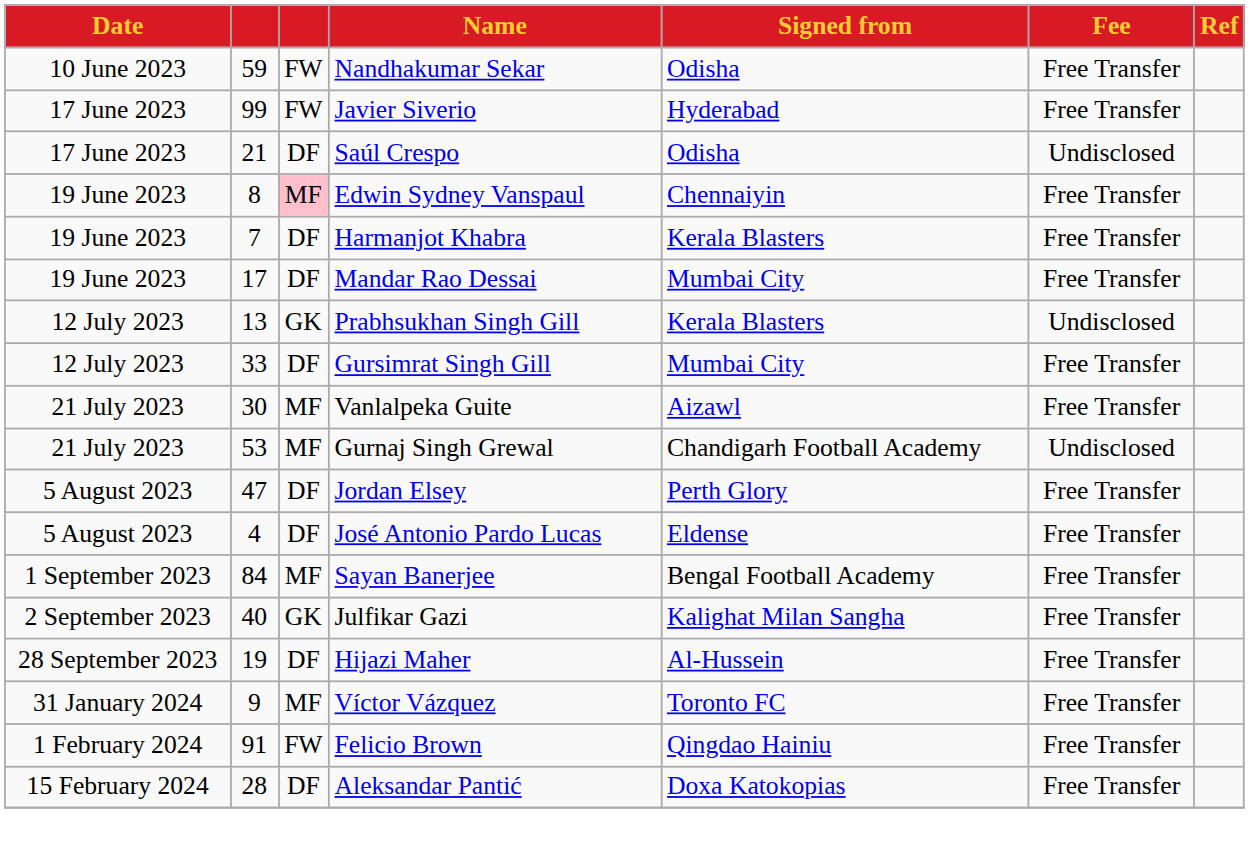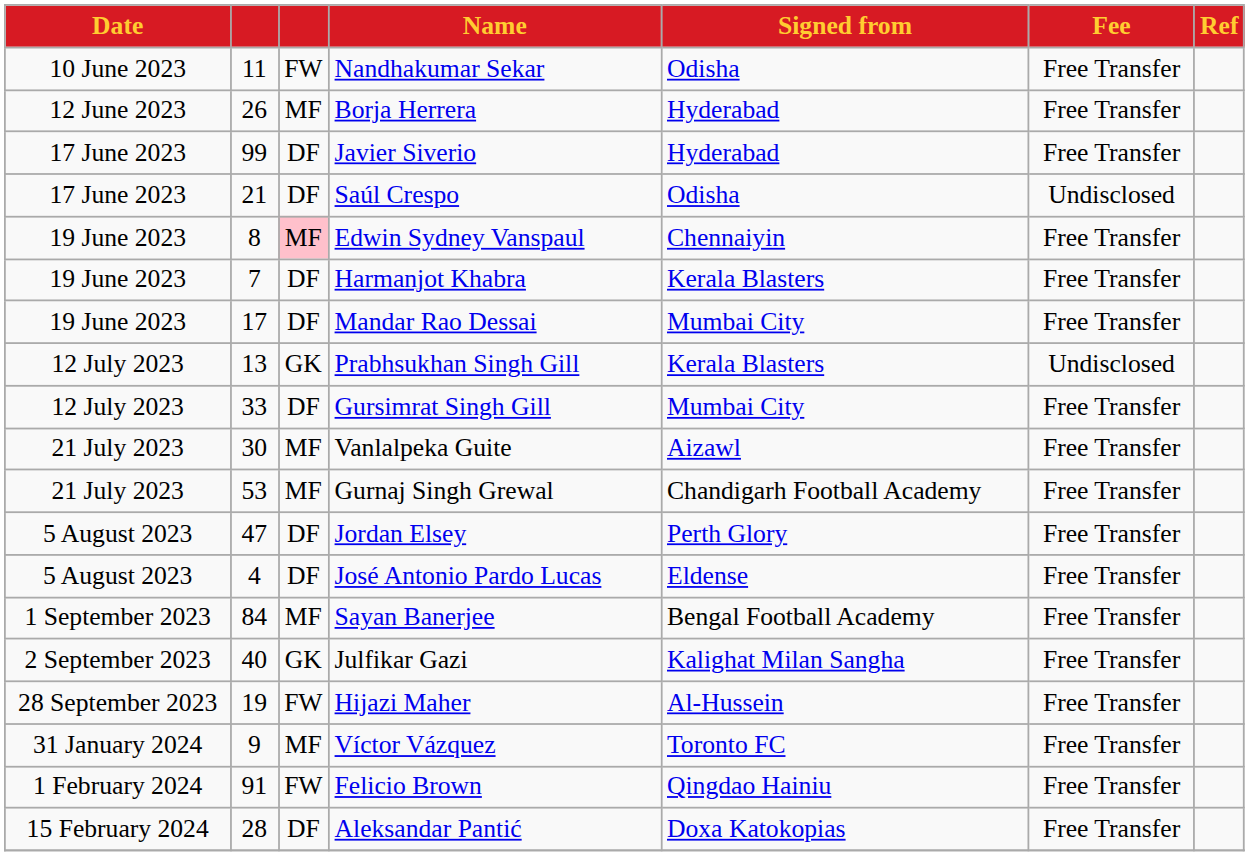(254, 68) 59 -> (254, 68) 11
+ row: (405, 110)
(303, 110) FW -> (303, 152) DF
(1112, 448) Undisclosed -> (1112, 491) Free Transfer
(303, 660) DF -> (303, 702) FW
